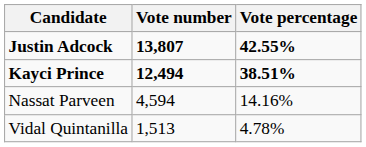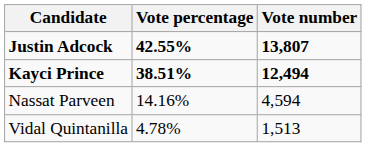columns swapped: (184, 18) <-> (299, 18)
